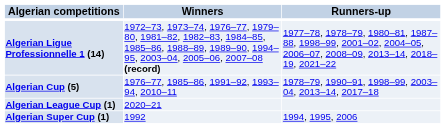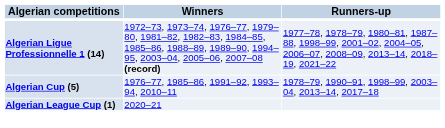- row: (57, 117)
